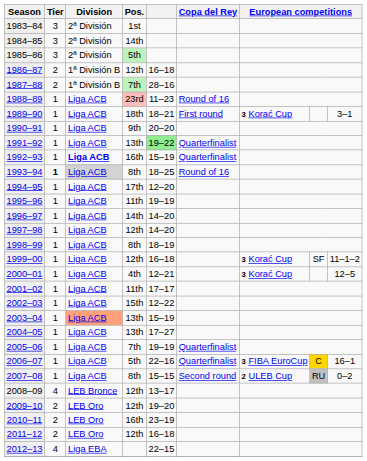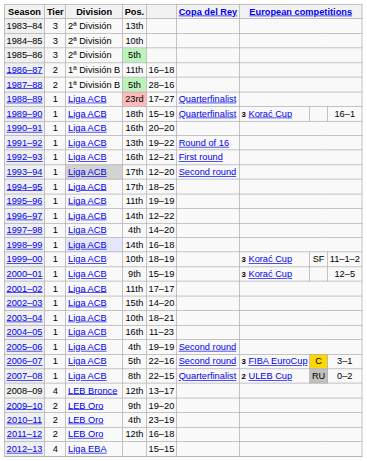(134, 26) 1st -> (134, 26) 13th
(134, 40) 14th -> (134, 40) 10th
(134, 70) 12th -> (134, 70) 11th
(134, 84) 7th -> (134, 84) 5th
(161, 99) 11–23 -> (161, 99) 17–27
(204, 99) Round of 16 -> (207, 99) Quarterfinalist
(161, 113) 18–21 -> (161, 113) 15–19
(201, 113) First round -> (207, 113) Quarterfinalist
(345, 113) 3–1 -> (345, 113) 16–1
(134, 128) 9th -> (134, 128) 16th
(161, 142) lightgreen background -> (161, 142) no background
(207, 142) Quarterfinalist -> (204, 142) Round of 16
(89, 157) bold -> (87, 157) normal
(161, 157) 15–19 -> (161, 157) 12–21
(207, 157) Quarterfinalist -> (201, 157) First round
(55, 172) bold -> (55, 172) normal
(134, 172) 8th -> (134, 172) 17th
(161, 172) 18–25 -> (161, 172) 12–20
(204, 172) Round of 16 -> (207, 172) Second round
(161, 186) 12–20 -> (161, 186) 18–25
(161, 215) 14–20 -> (161, 215) 12–22
(134, 230) 12th -> (134, 230) 4th
(87, 244) no background -> (87, 244) lavender background
(134, 244) 8th -> (134, 244) 14th
(161, 244) 18–19 -> (161, 244) 16–18
(134, 259) 12th -> (134, 259) 10th
(161, 259) 16–18 -> (161, 259) 18–19
(134, 274) 4th -> (134, 274) 9th
(161, 274) 12–21 -> (161, 274) 15–19
(161, 303) 12–22 -> (161, 303) 14–20
(87, 317) lightsalmon background -> (87, 317) no background
(134, 317) 13th -> (134, 317) 10th
(161, 317) 15–19 -> (161, 317) 18–21
(134, 332) 13th -> (134, 332) 16th
(161, 332) 17–27 -> (161, 332) 11–23
(134, 347) 7th -> (134, 347) 4th
(207, 347) Quarterfinalist -> (207, 347) Second round
(207, 361) Quarterfinalist -> (207, 361) Second round
(345, 361) 16–1 -> (345, 361) 3–1
(161, 376) 15–15 -> (161, 376) 22–15
(207, 376) Second round -> (207, 376) Quarterfinalist
(134, 405) 12th -> (134, 405) 9th
(134, 419) 16th -> (134, 419) 4th
(161, 449) 22–15 -> (161, 449) 15–15
